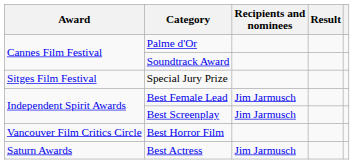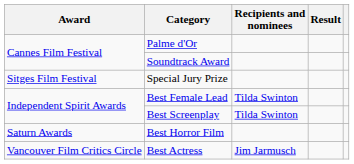(265, 97) Jim Jarmusch -> (266, 97) Tilda Swinton
(265, 114) Jim Jarmusch -> (266, 114) Tilda Swinton
(74, 132) Vancouver Film Critics Circle -> (40, 132) Saturn Awards
(40, 150) Saturn Awards -> (74, 150) Vancouver Film Critics Circle
